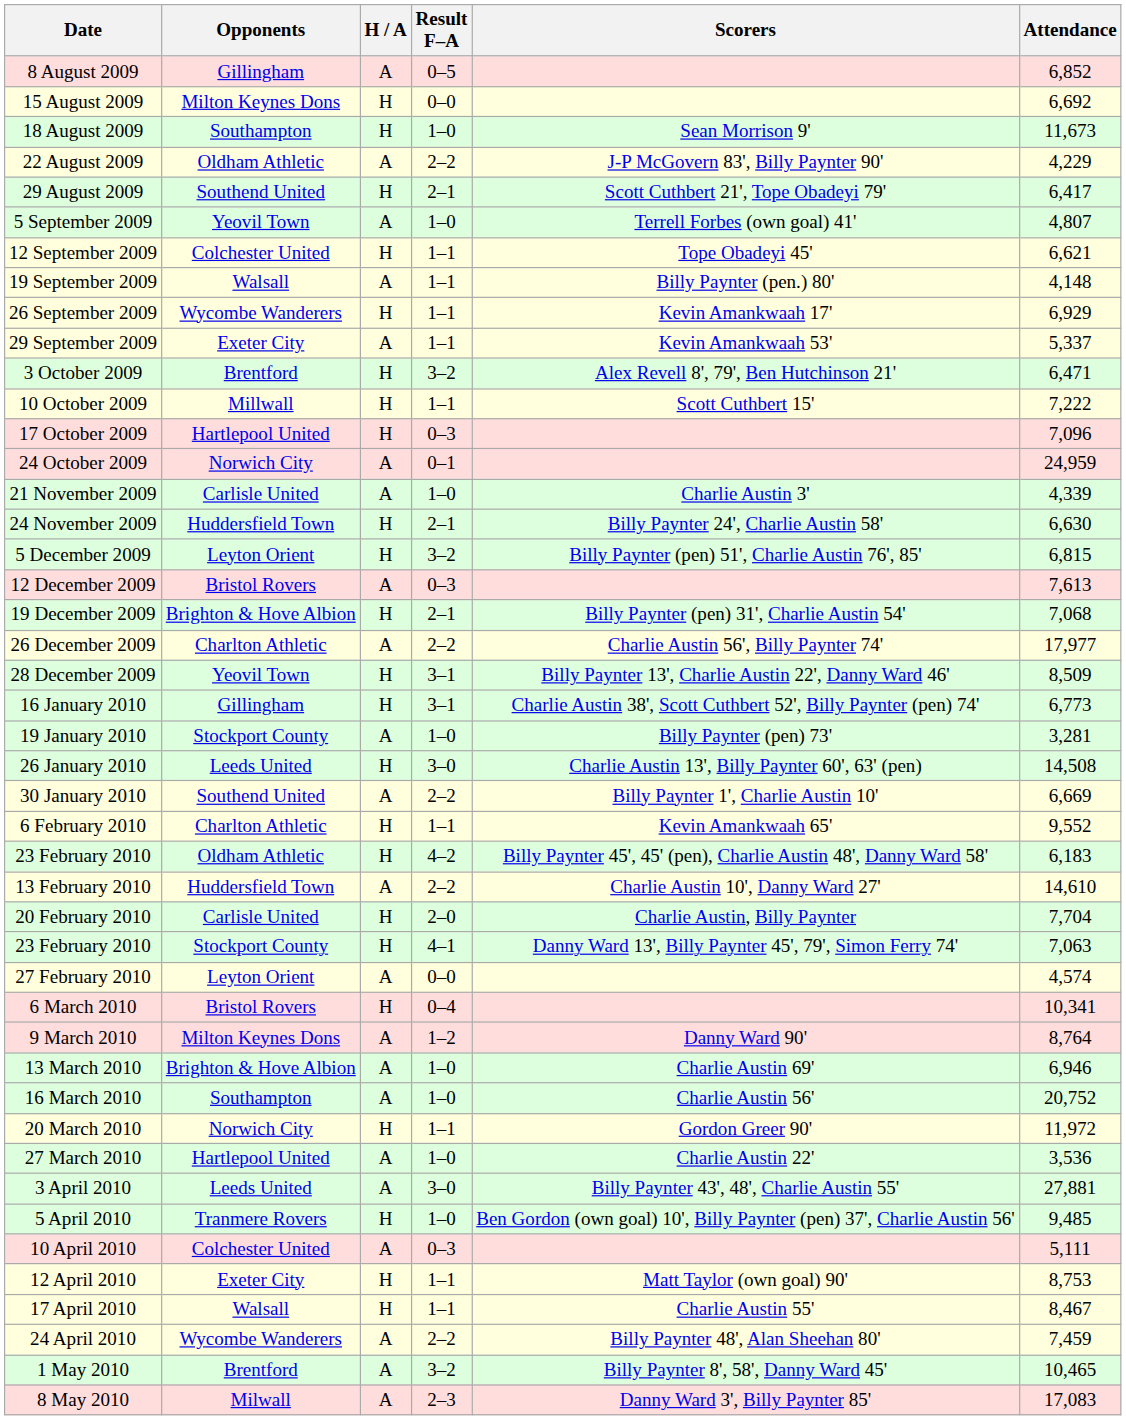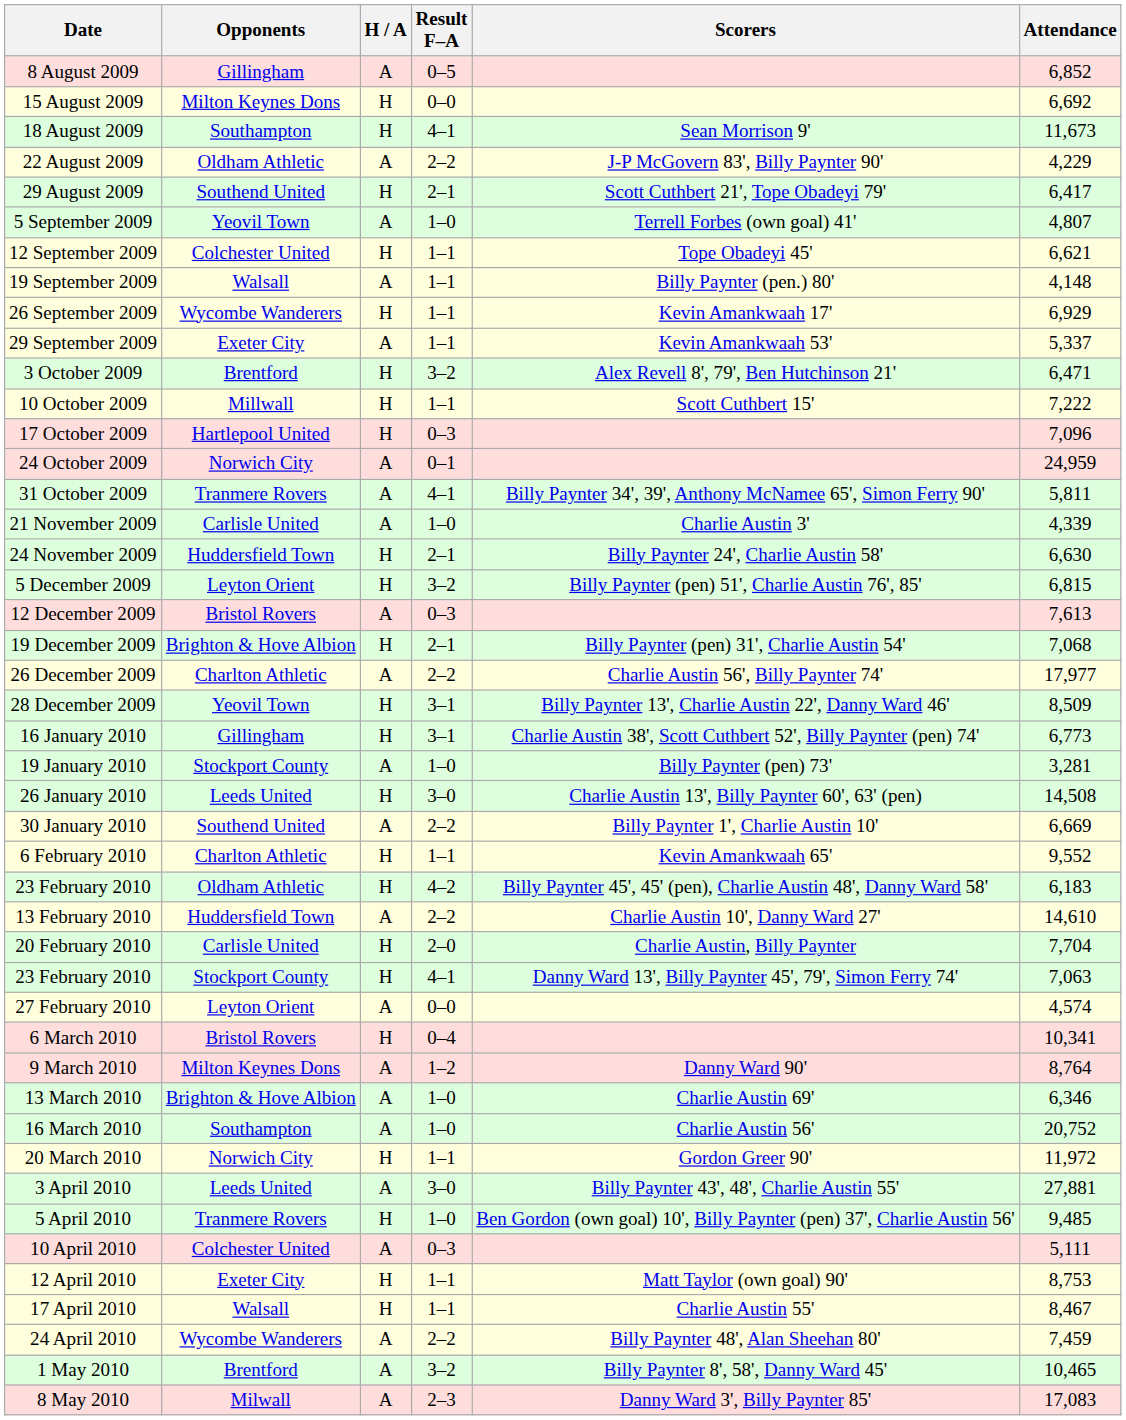(441, 131) 1–0 -> (441, 131) 4–1
+ row: (83, 493)
(1070, 1067) 6,946 -> (1070, 1097) 6,346
- row: (83, 1158)
